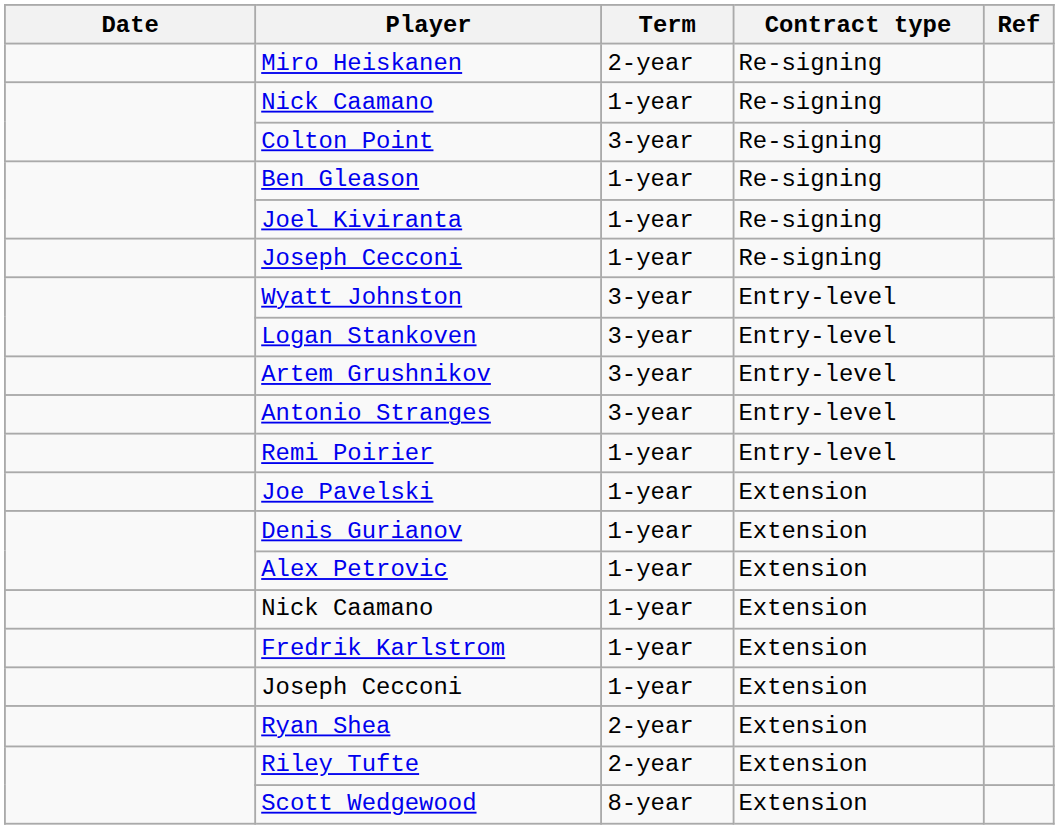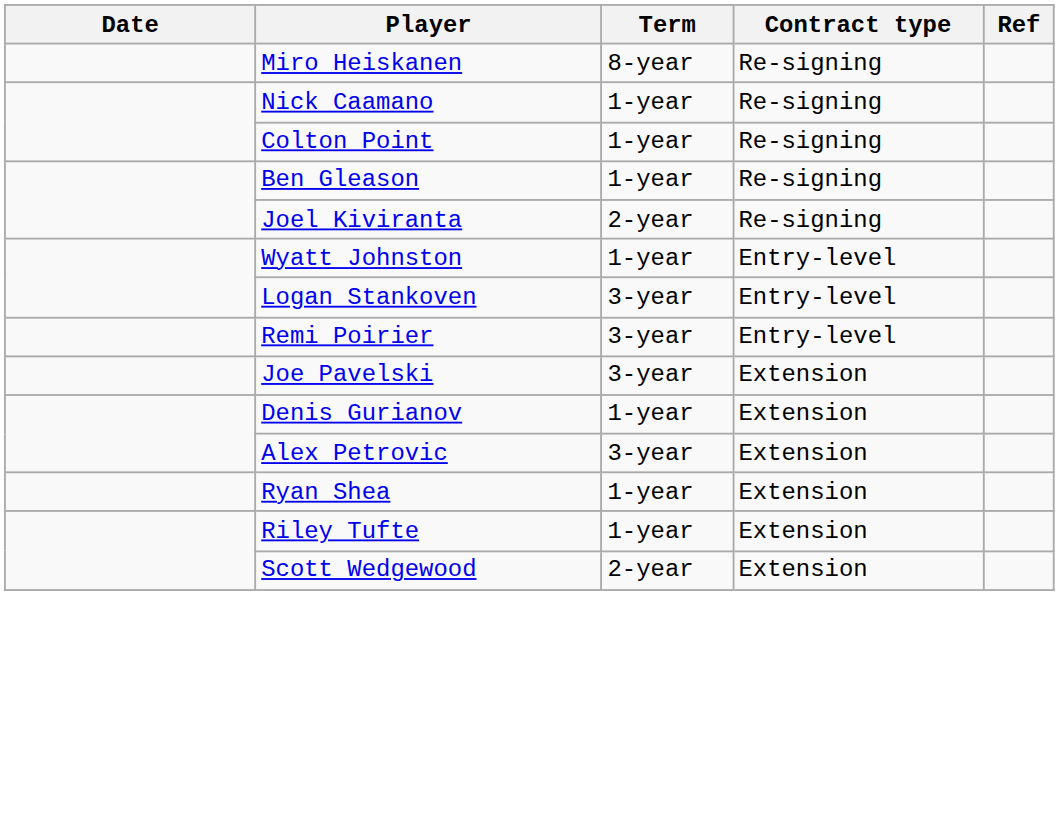(651, 63) 2-year -> (651, 63) 8-year
(651, 141) 3-year -> (651, 141) 1-year
(651, 219) 1-year -> (651, 219) 2-year
- row: (362, 258)
(651, 297) 3-year -> (651, 258) 1-year
- row: (376, 375)
- row: (376, 414)
(651, 453) 1-year -> (651, 336) 3-year
(651, 492) 1-year -> (651, 375) 3-year
(651, 570) 1-year -> (651, 453) 3-year
- row: (347, 609)
- row: (383, 648)
- row: (362, 687)
(651, 726) 2-year -> (651, 492) 1-year
(651, 765) 2-year -> (651, 531) 1-year
(651, 804) 8-year -> (651, 570) 2-year
